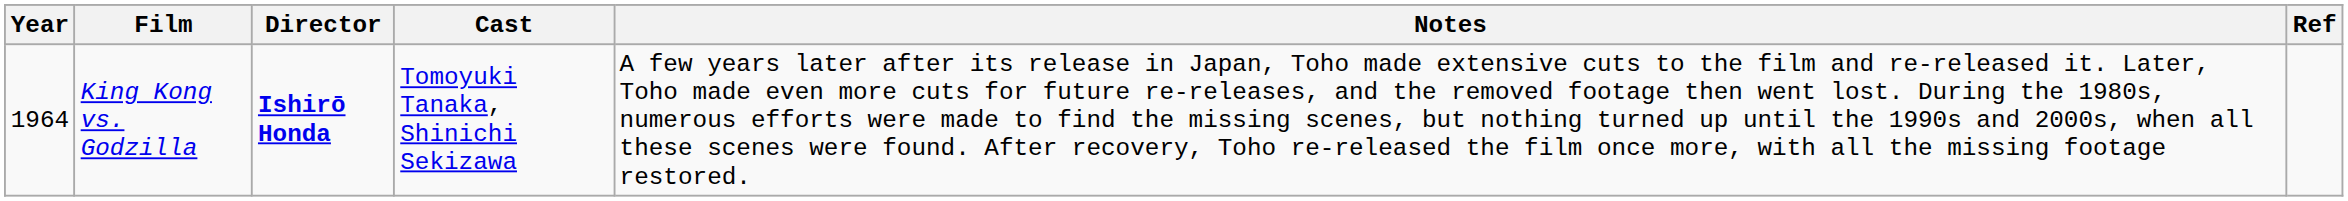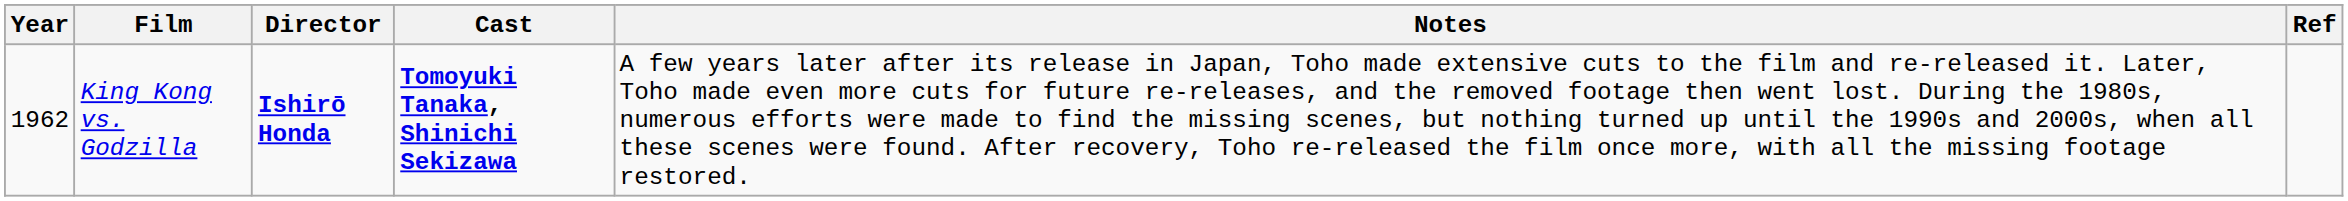(40, 120) 1964 -> (40, 120) 1962
(459, 120) normal -> (459, 120) bold
